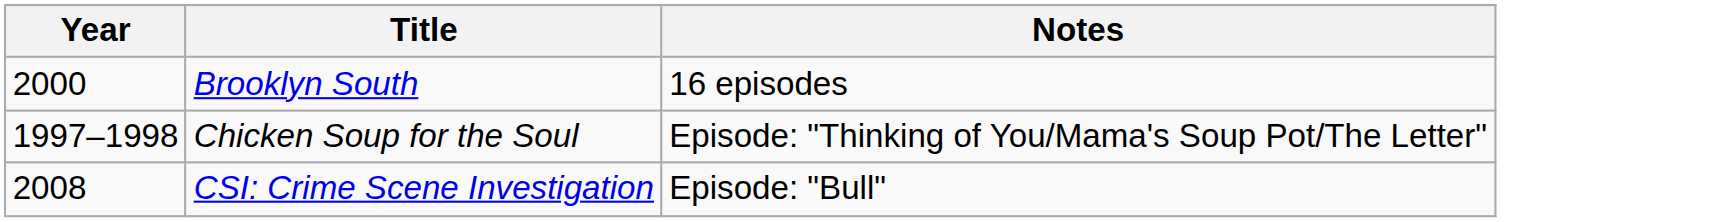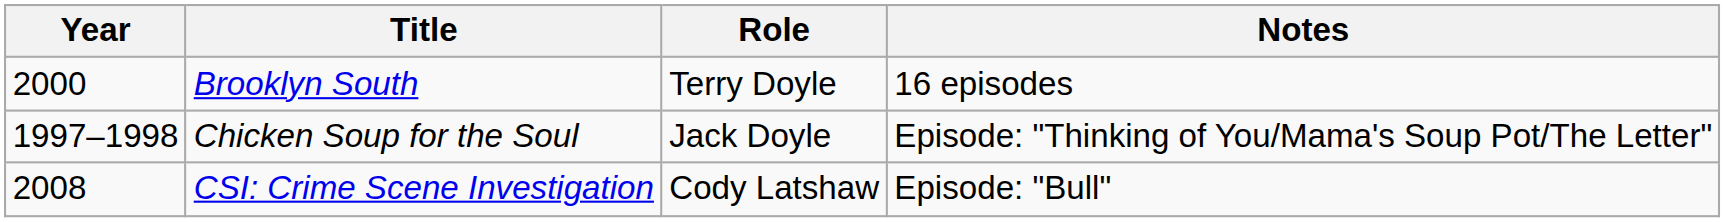+ column: (774, 30)
